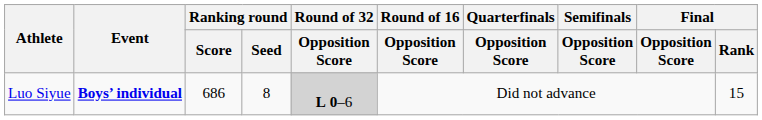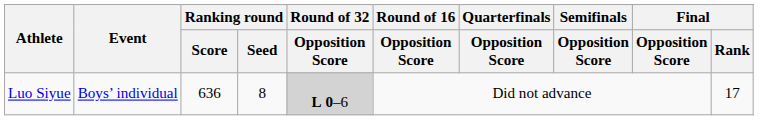(130, 94) bold -> (128, 94) normal
(214, 94) 686 -> (209, 94) 636
(736, 94) 15 -> (732, 94) 17
